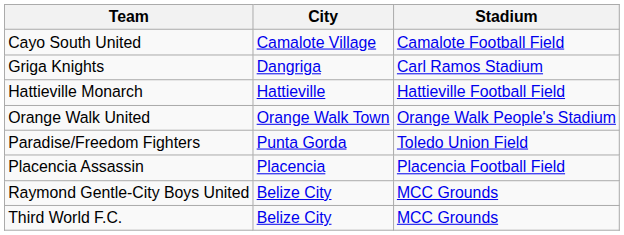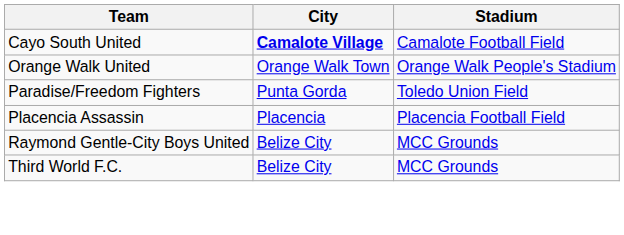(316, 42) normal -> (320, 42) bold
- row: (56, 67)
- row: (75, 92)
